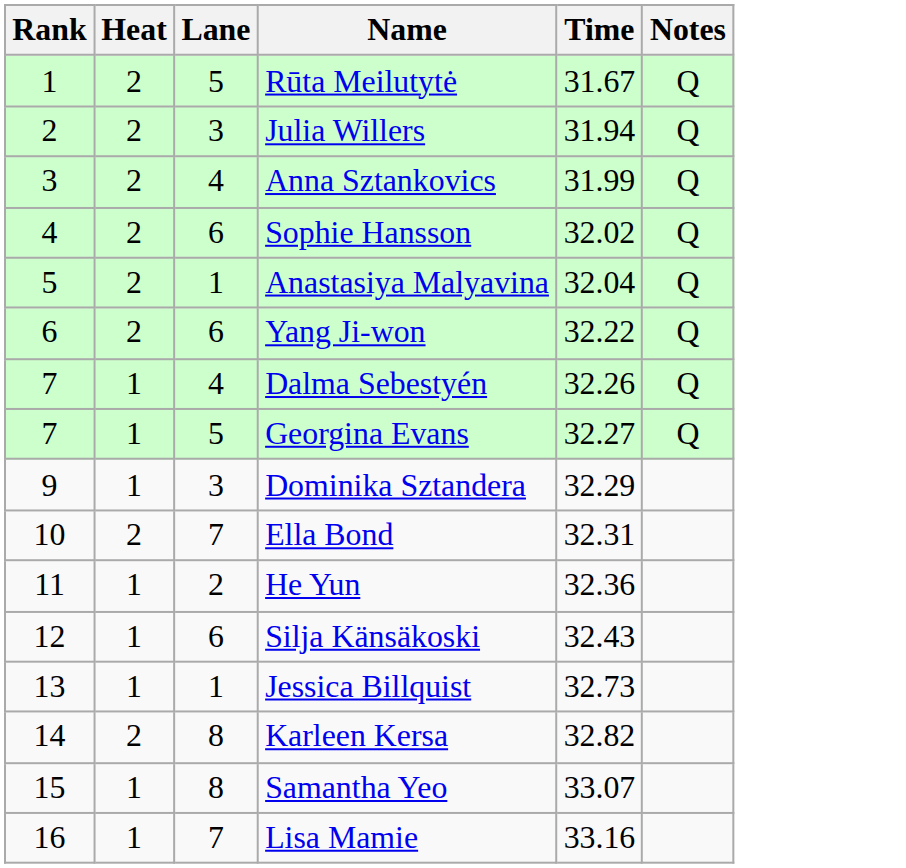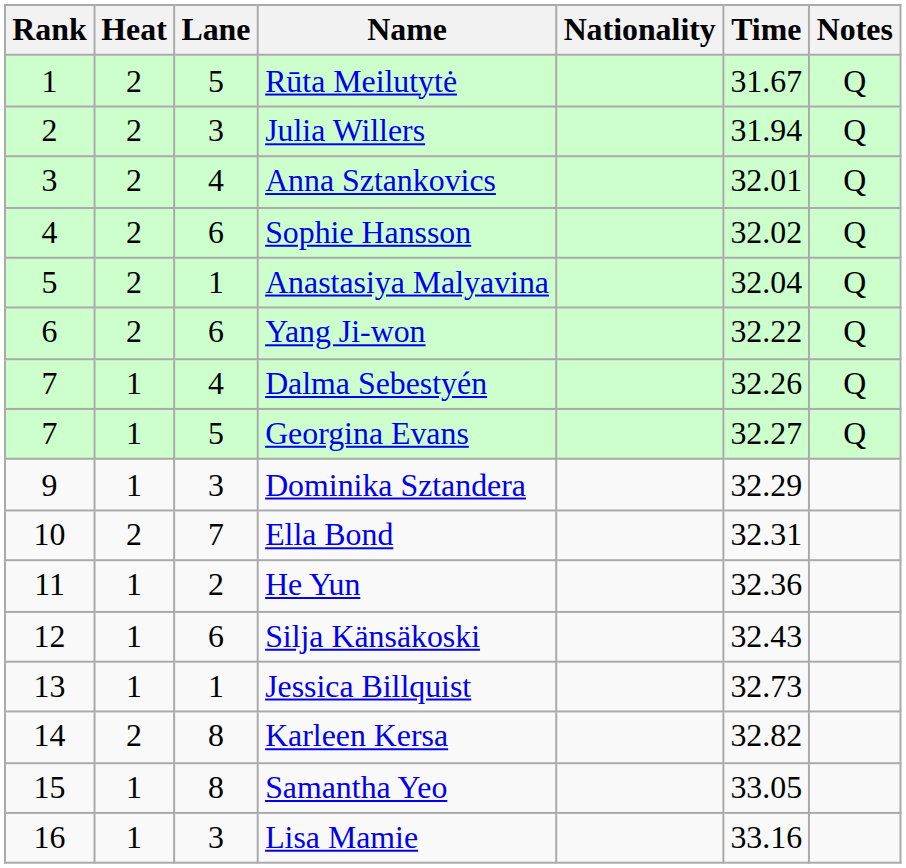+ column: (640, 29)
(599, 181) 31.99 -> (766, 181) 32.01
(599, 787) 33.07 -> (766, 787) 33.05
(216, 837) 7 -> (216, 837) 3
